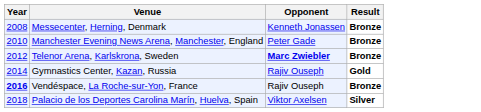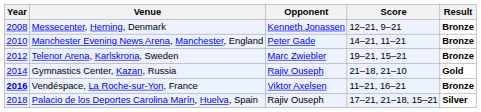+ column: (394, 12)
(299, 56) bold -> (297, 56) normal
(296, 86) Rajiv Ouseph -> (297, 86) Viktor Axelsen
(297, 101) Viktor Axelsen -> (296, 101) Rajiv Ouseph
